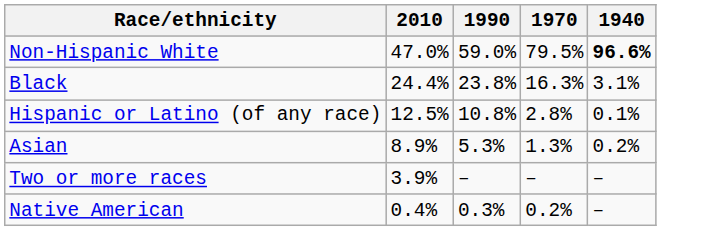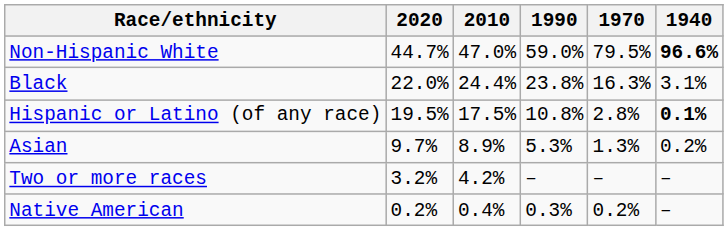+ column: (420, 21)
(420, 115) 12.5% -> (487, 115) 17.5%
(616, 115) normal -> (683, 115) bold
(414, 178) 3.9% -> (481, 178) 4.2%
